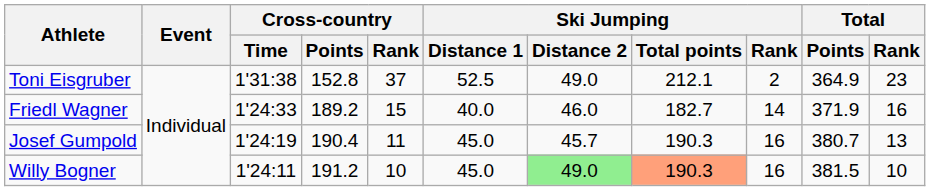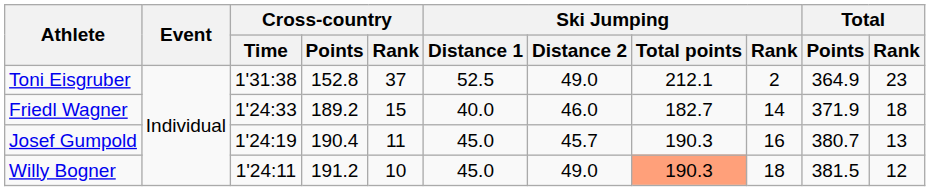(897, 110) 16 -> (897, 110) 18
(579, 170) lightgreen background -> (579, 170) no background
(774, 170) 16 -> (774, 170) 18
(897, 170) 10 -> (897, 170) 12
